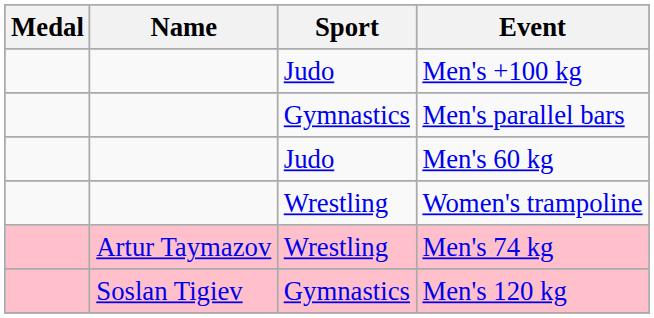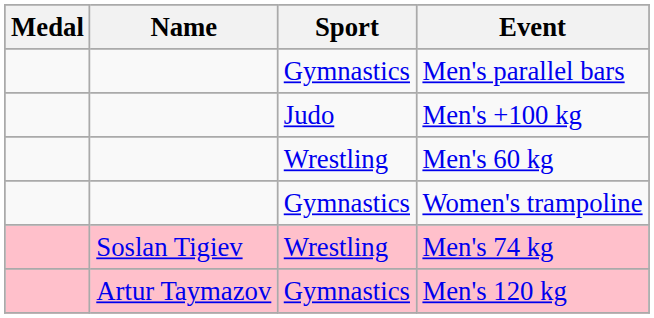rows swapped: (502, 70) <-> (524, 114)
(309, 159) Judo -> (336, 159) Wrestling
(336, 203) Wrestling -> (347, 203) Gymnastics
(184, 247) Artur Taymazov -> (169, 247) Soslan Tigiev
(169, 291) Soslan Tigiev -> (184, 291) Artur Taymazov
